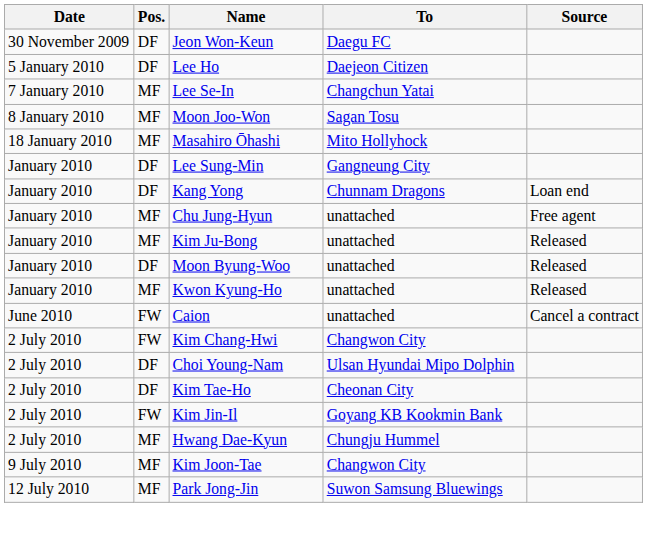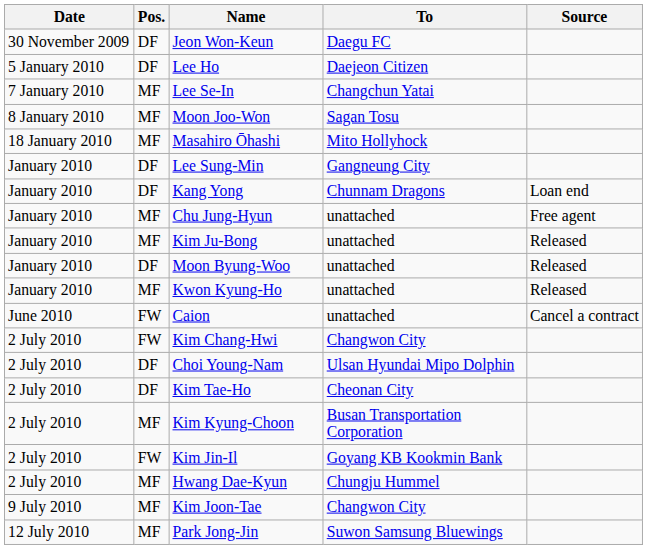+ row: (233, 423)
